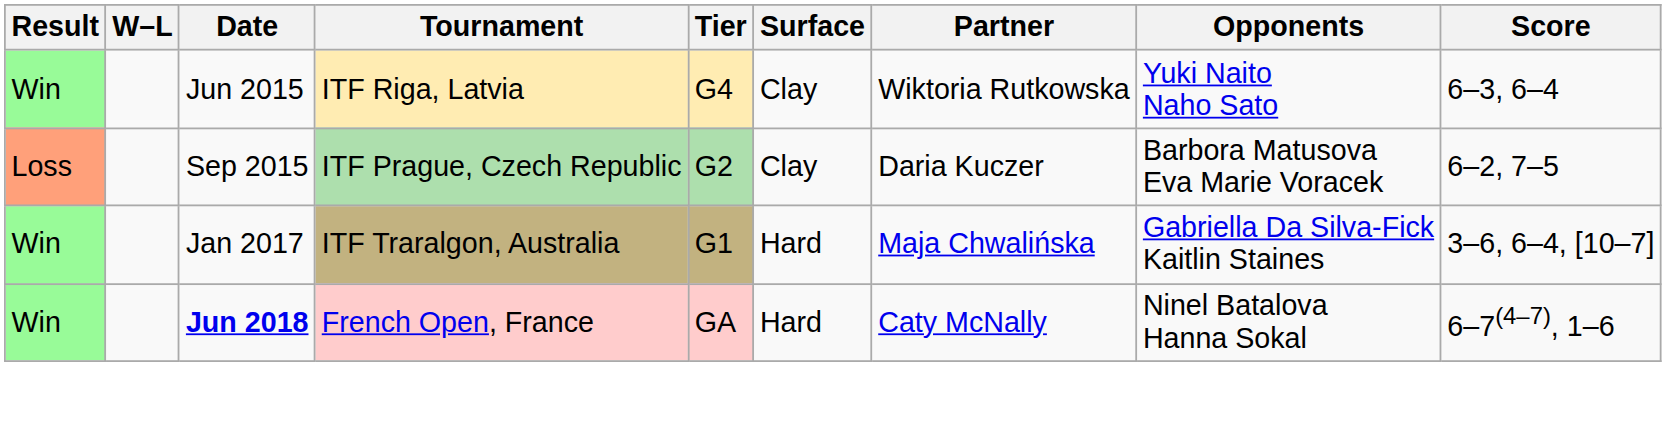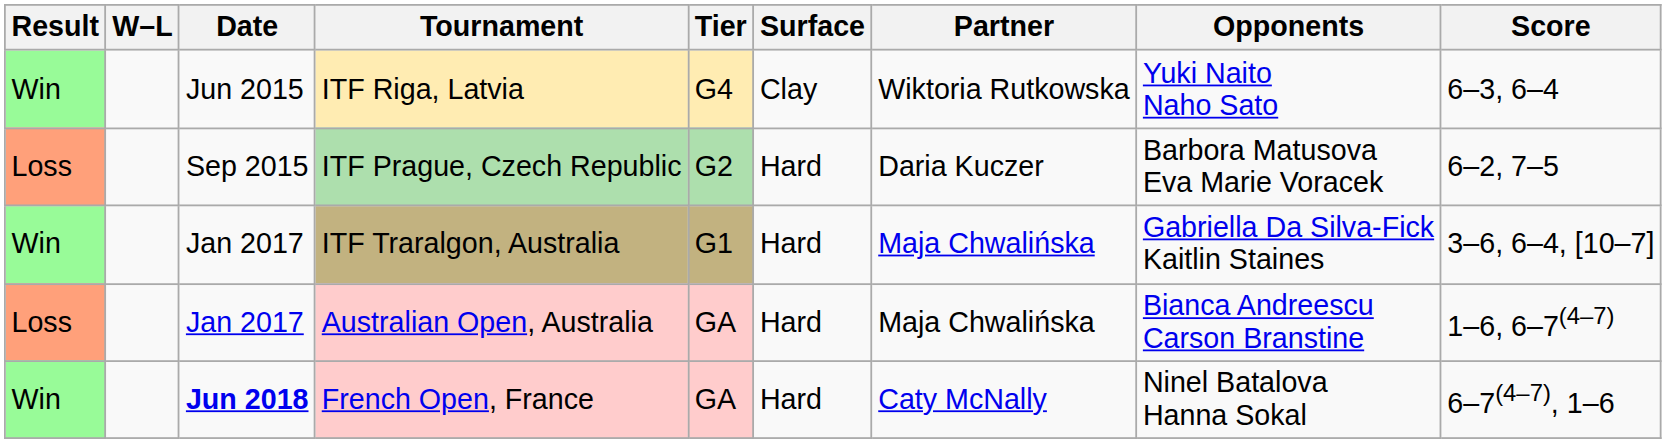(789, 166) Clay -> (791, 166) Hard
+ row: (487, 321)
